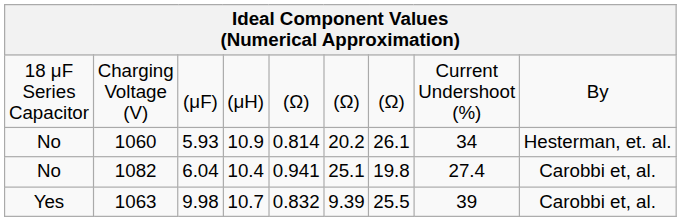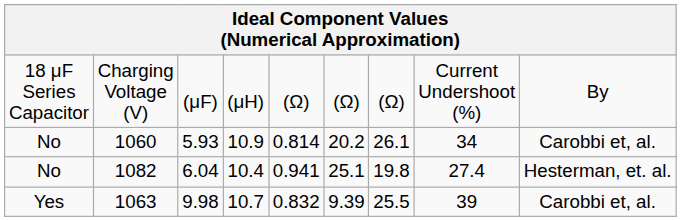(598, 141) Hesterman, et. al. -> (598, 141) Carobbi et, al.
(598, 171) Carobbi et, al. -> (598, 171) Hesterman, et. al.
